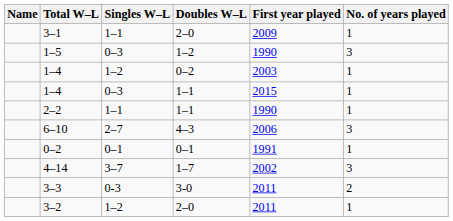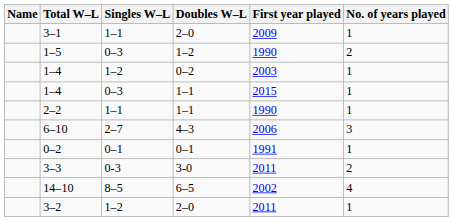(349, 52) 3 -> (349, 52) 2
- row: (55, 168)
+ row: (58, 187)
